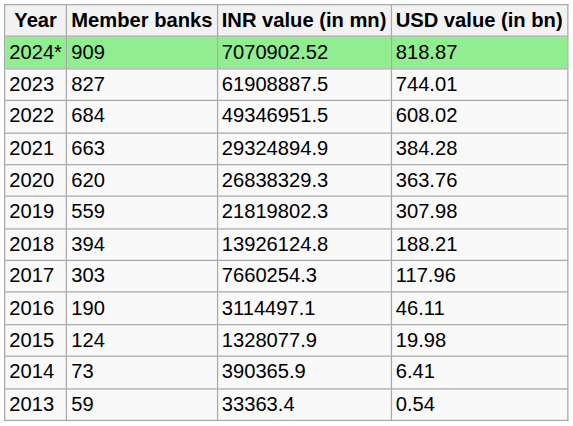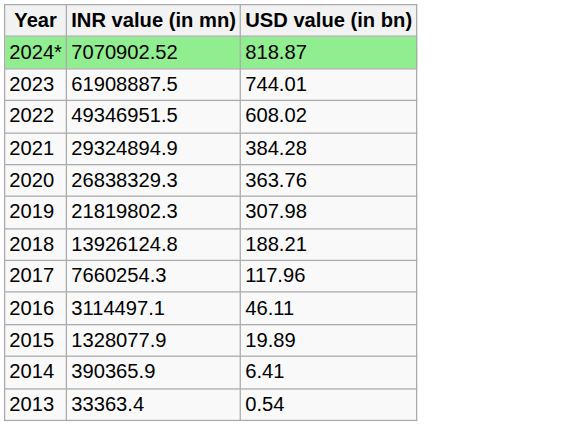- column: (142, 20)
(421, 340) 19.98 -> (270, 340) 19.89
